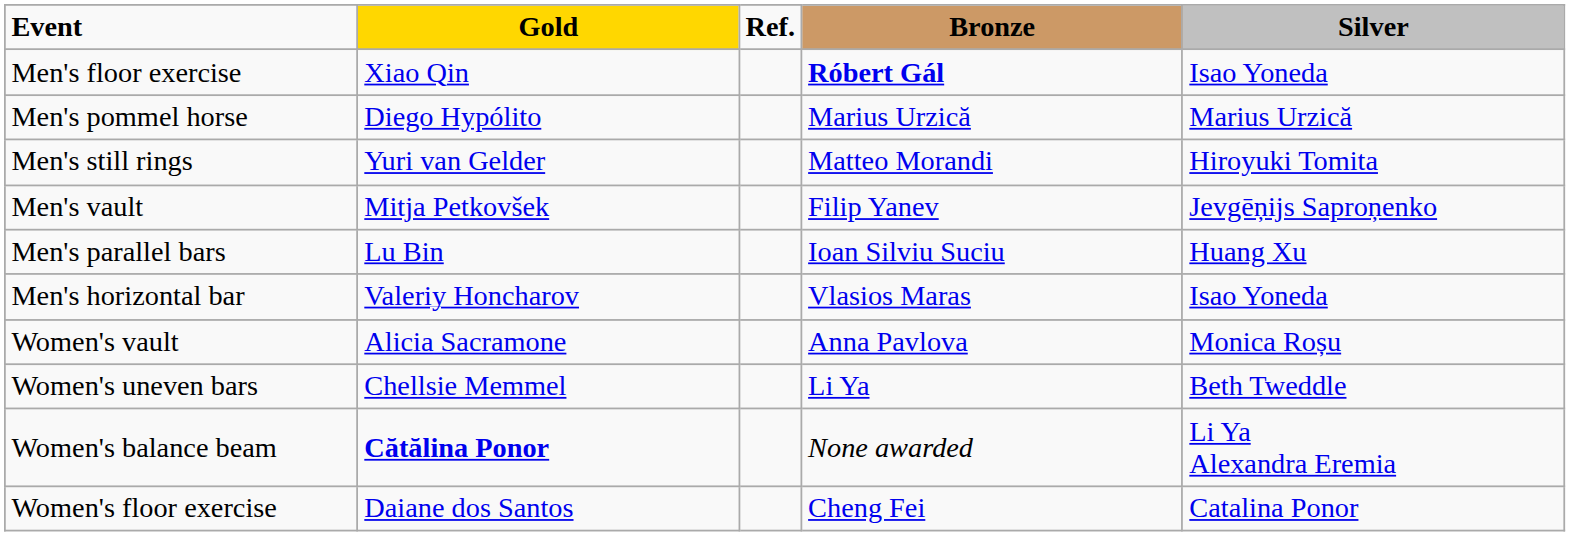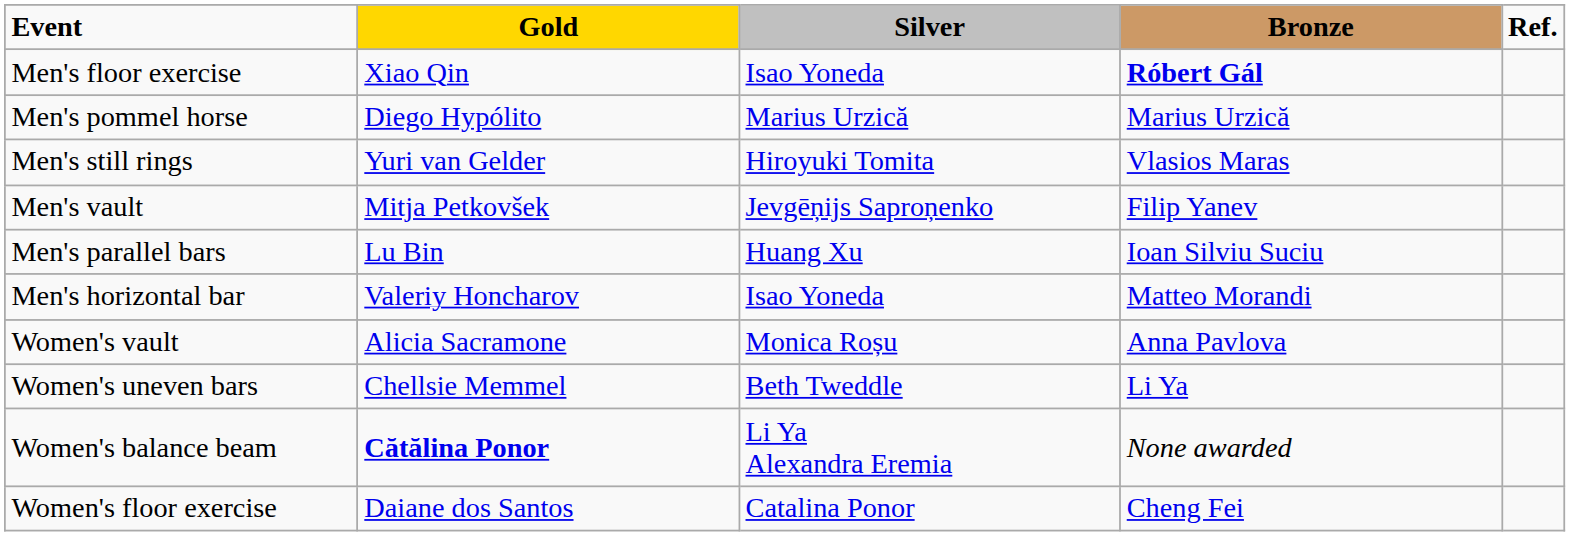columns swapped: (1373, 26) <-> (770, 26)
(901, 161) Matteo Morandi -> (1208, 161) Vlasios Maras
(890, 296) Vlasios Maras -> (1219, 296) Matteo Morandi
